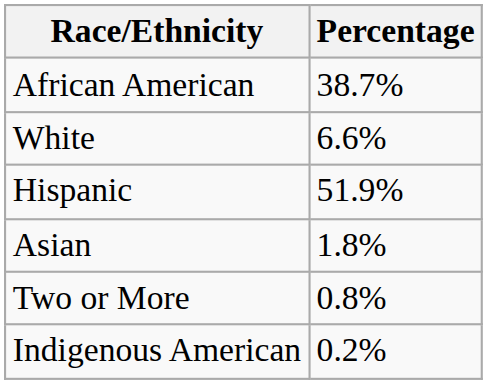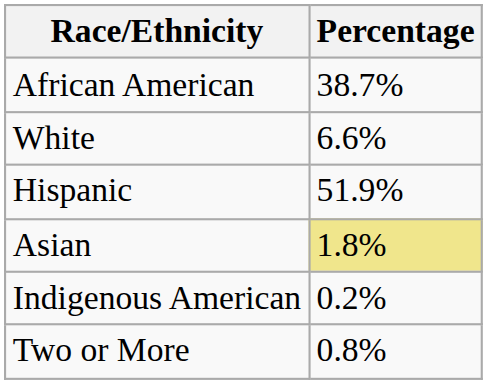(352, 244) no background -> (352, 244) khaki background
rows swapped: (101, 297) <-> (157, 350)
